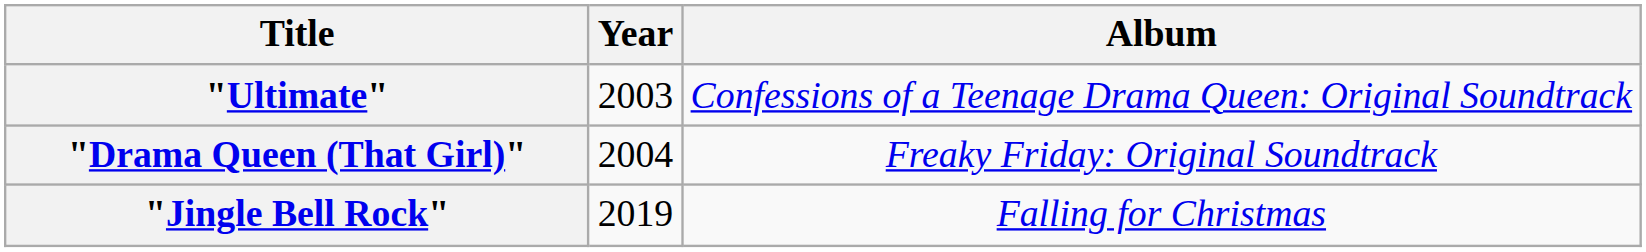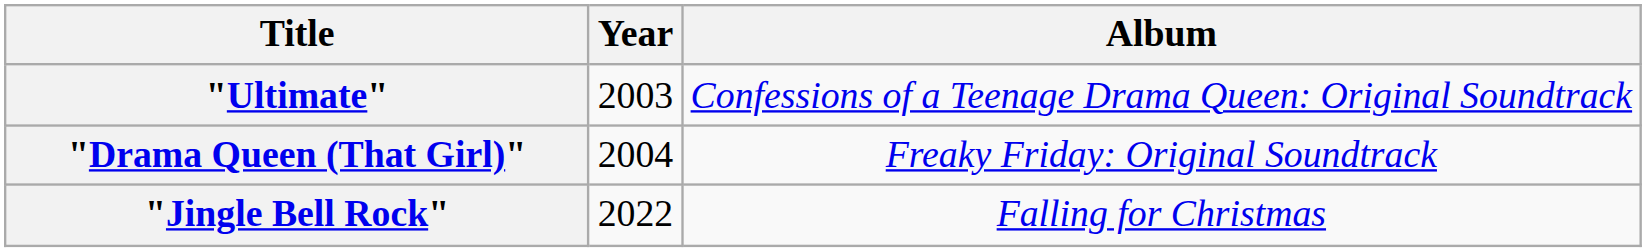(635, 214) 2019 -> (635, 214) 2022
